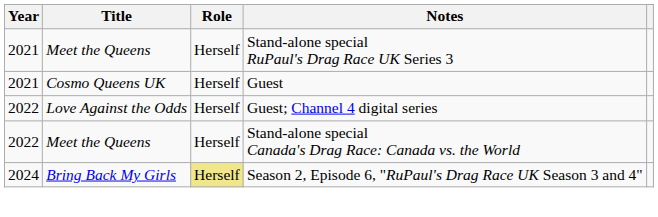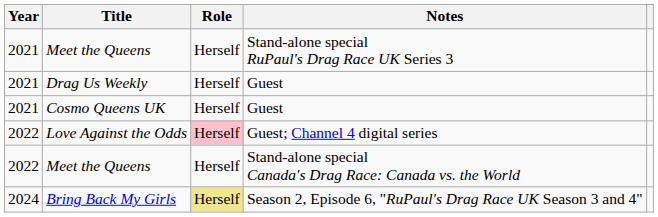+ row: (97, 83)
(217, 108) no background -> (217, 132) pink background
